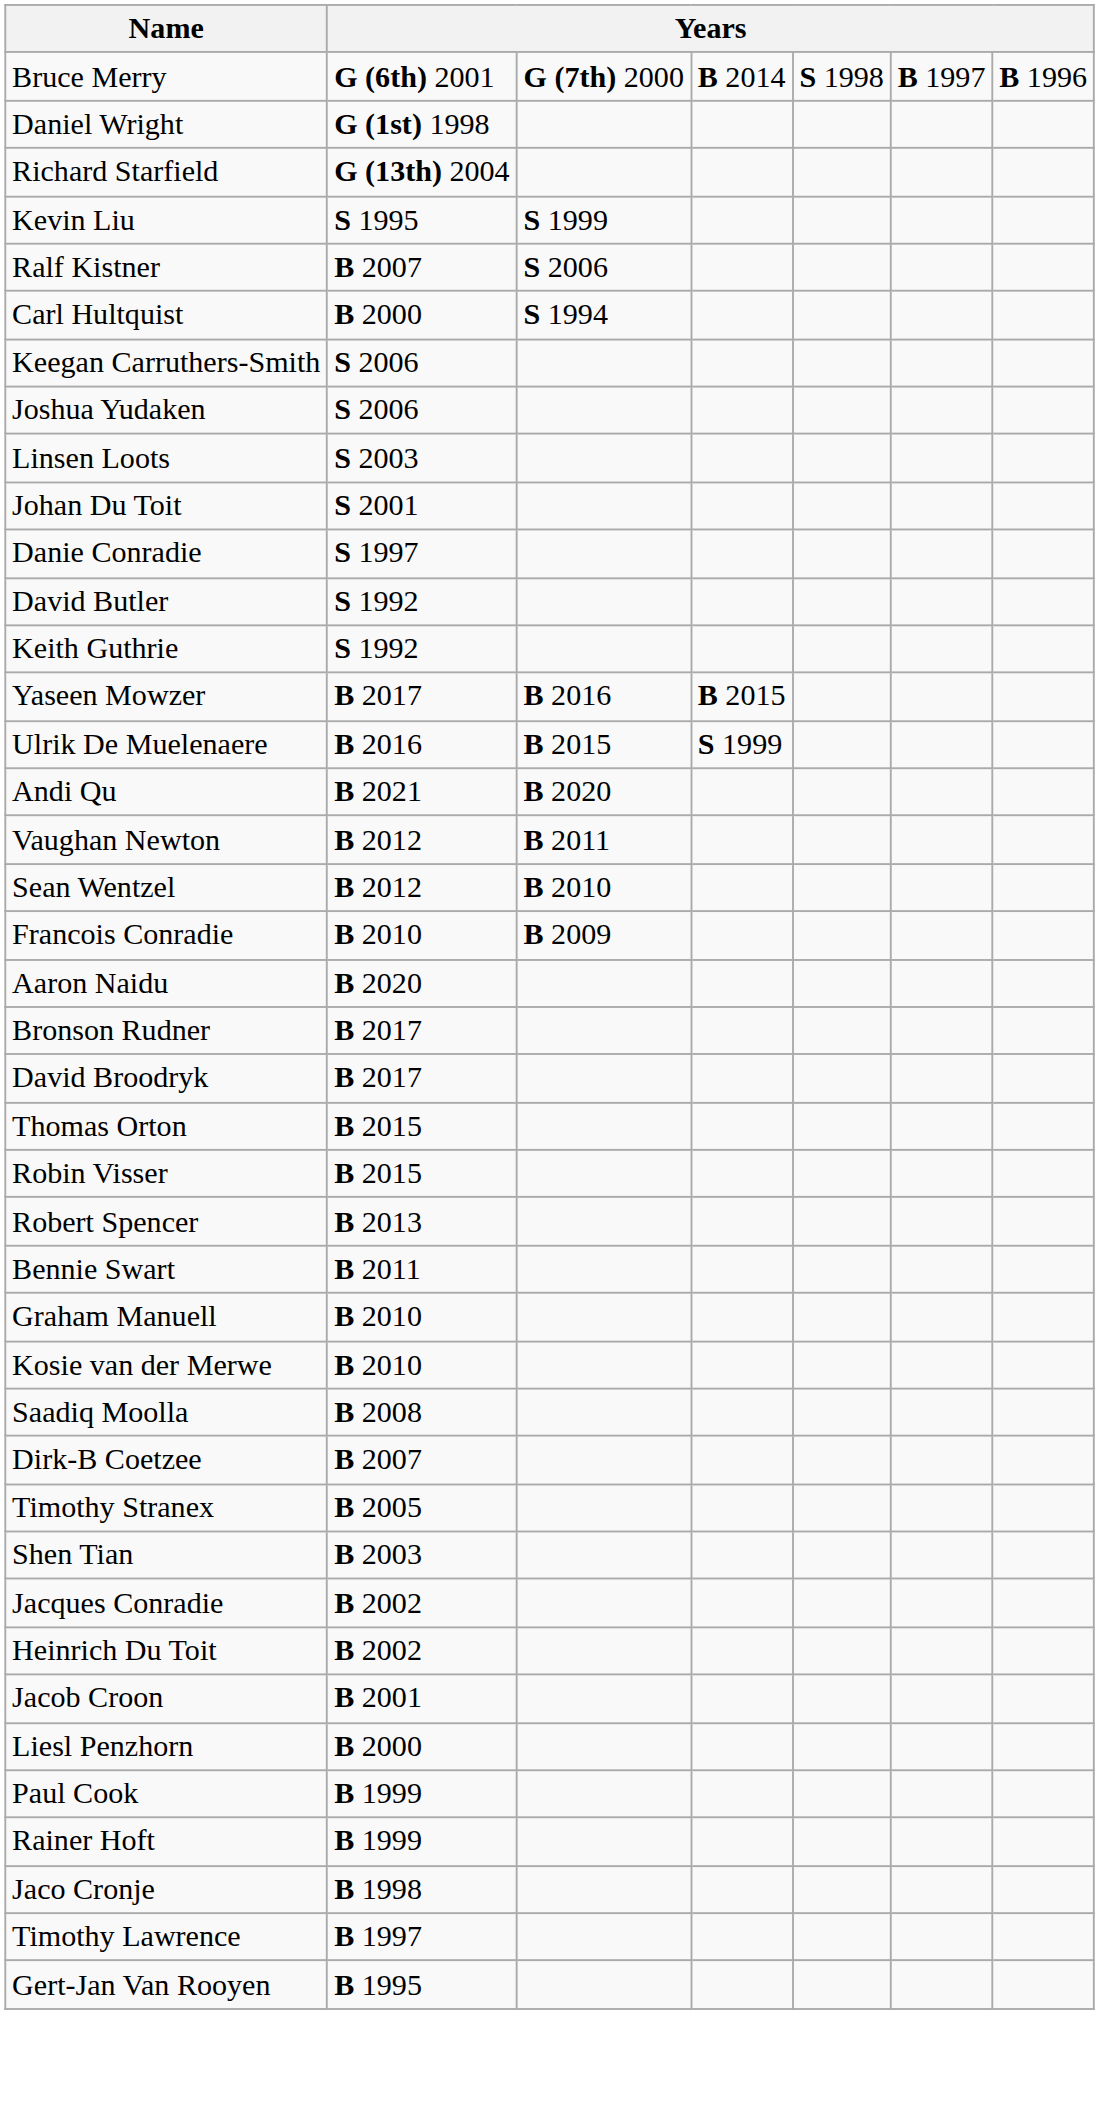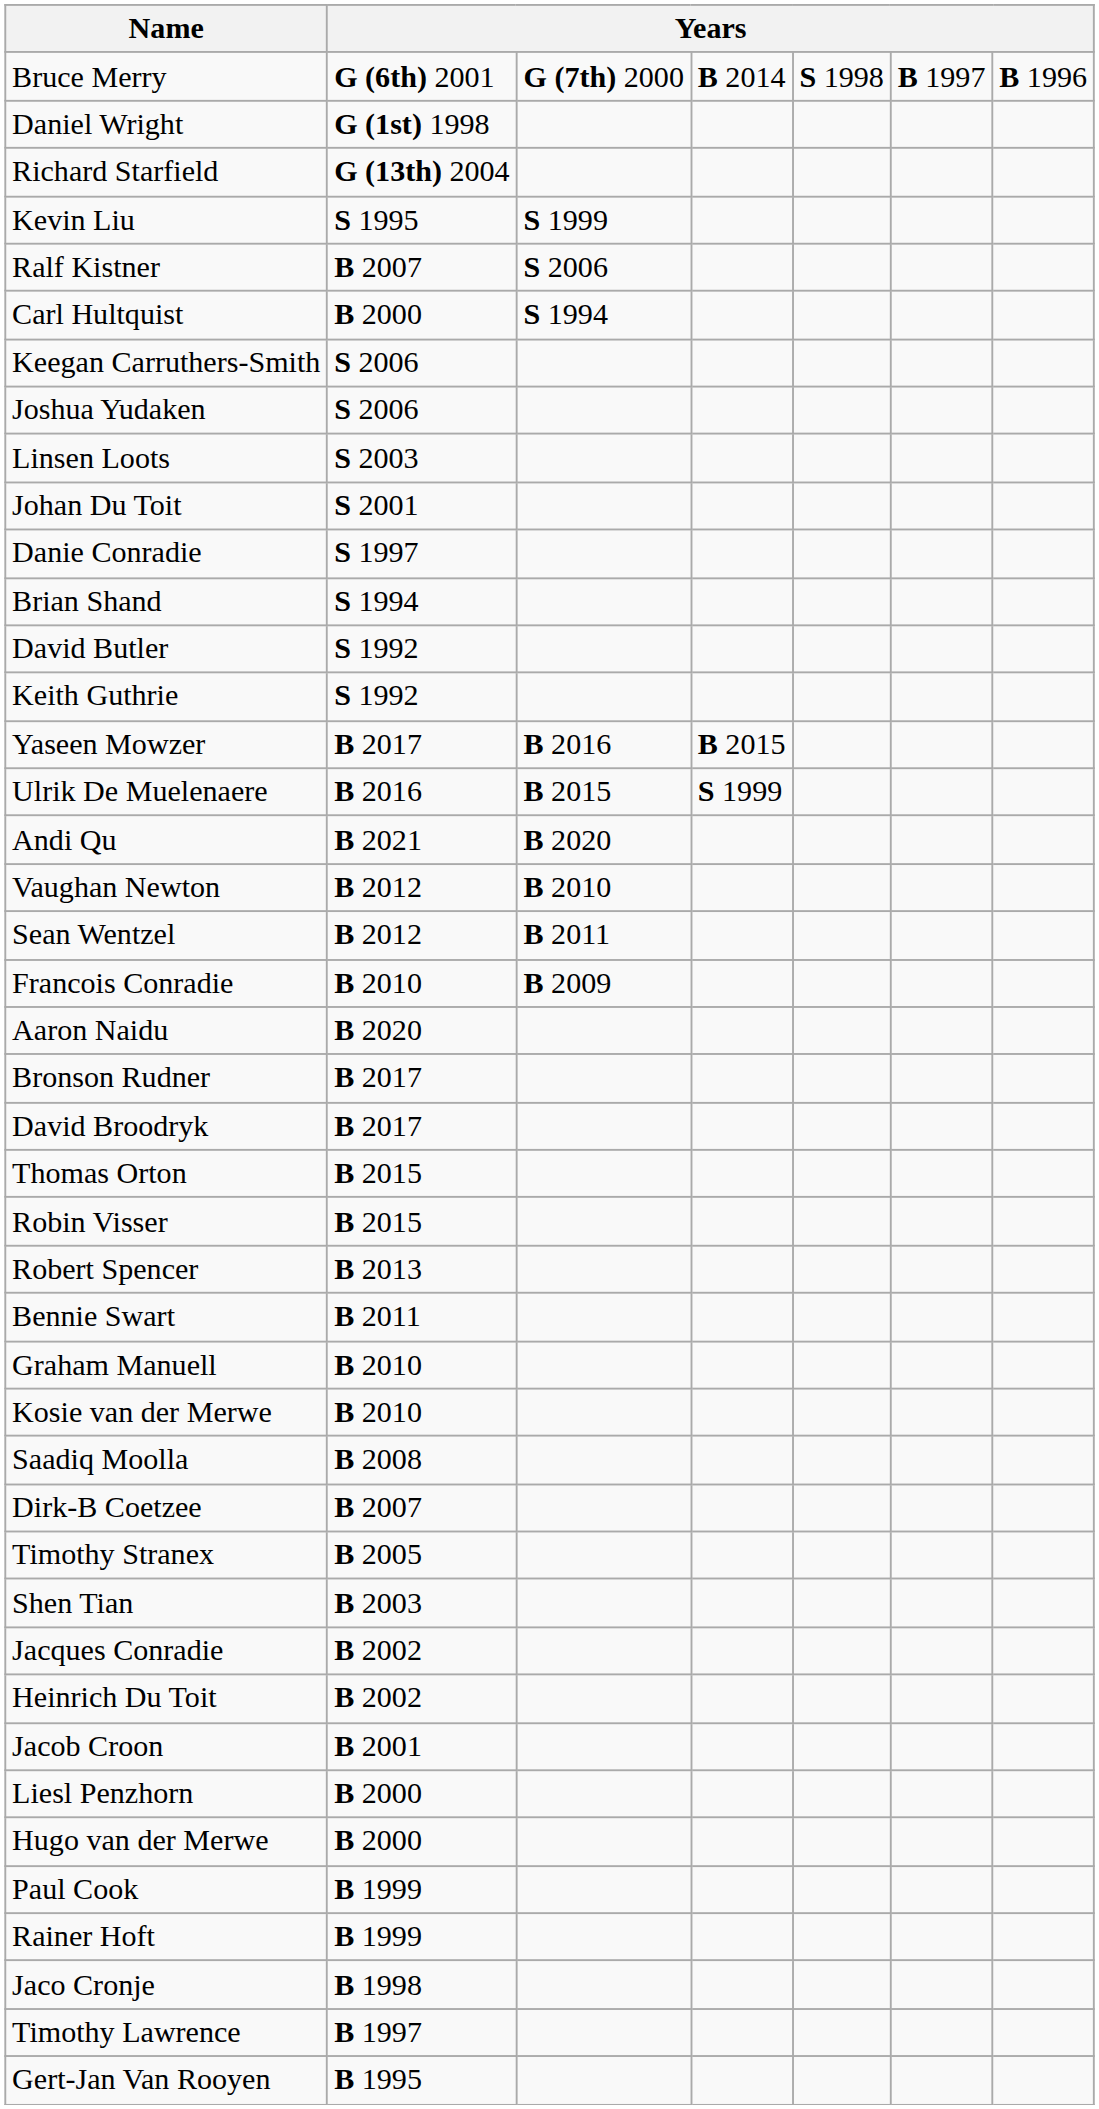+ row: (87, 600)
(567, 839) B 2011 -> (567, 887) B 2010
(567, 887) B 2010 -> (567, 934) B 2011
+ row: (140, 1841)
